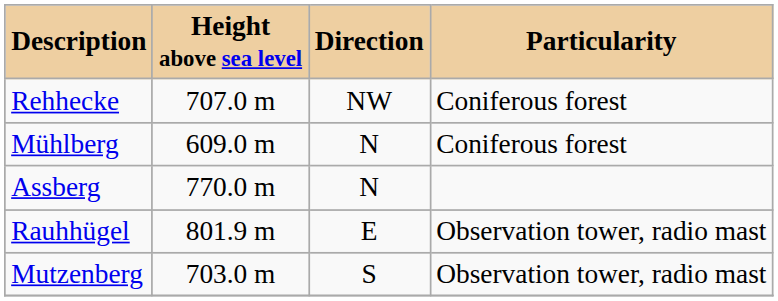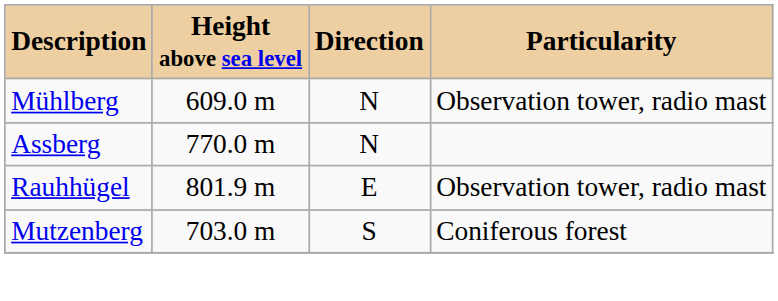- row: (65, 100)
(532, 143) Coniferous forest -> (601, 100) Observation tower, radio mast
(601, 273) Observation tower, radio mast -> (532, 230) Coniferous forest
